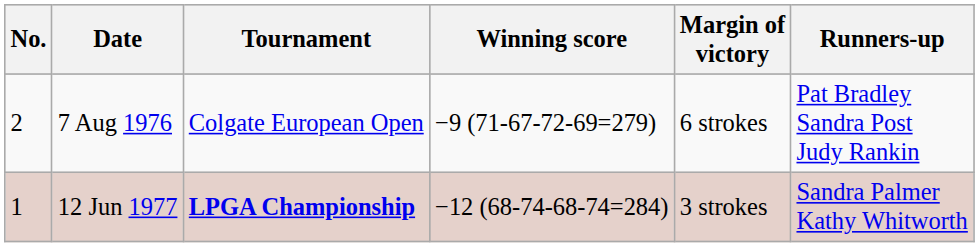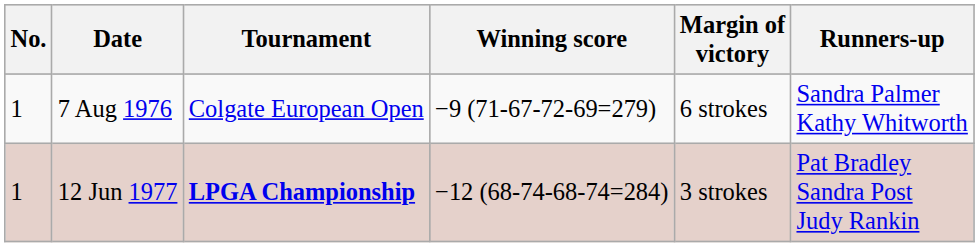(17, 123) 2 -> (17, 108) 1
(858, 123) Pat Bradley Sandra Post Judy Rankin -> (882, 108) Sandra Palmer Kathy Whitworth
(882, 206) Sandra Palmer Kathy Whitworth -> (858, 192) Pat Bradley Sandra Post Judy Rankin
